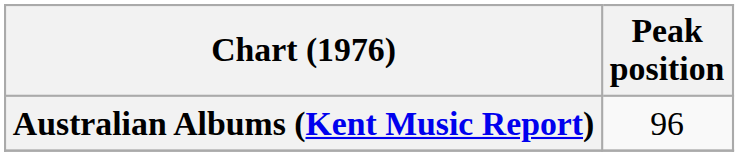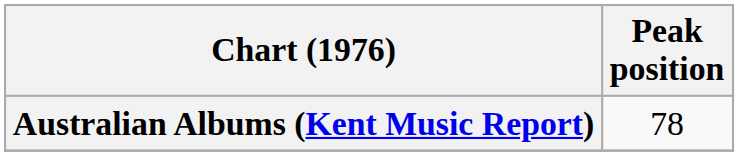(667, 122) 96 -> (667, 122) 78
